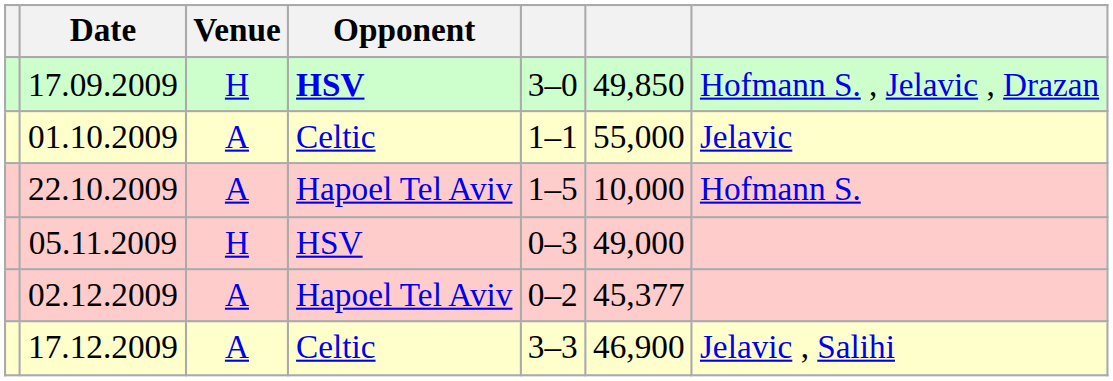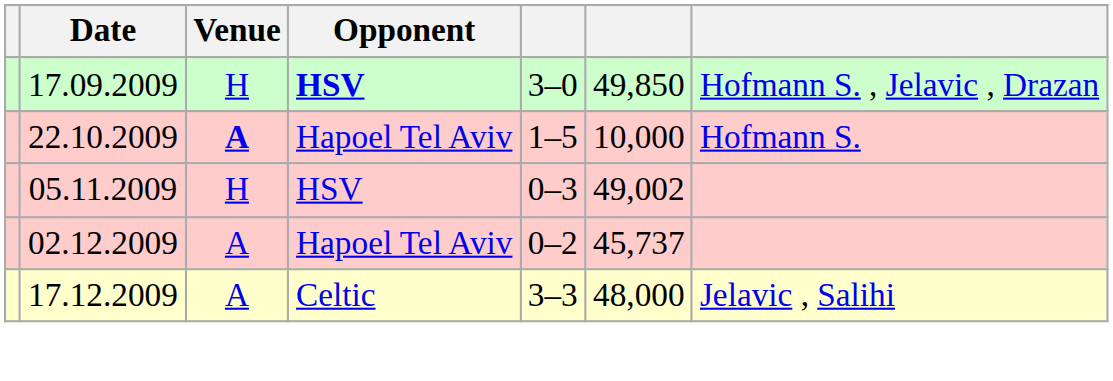- row: (103, 136)
(237, 189) normal -> (237, 136) bold
(639, 242) 49,000 -> (639, 189) 49,002
(639, 294) 45,377 -> (639, 242) 45,737
(639, 347) 46,900 -> (639, 294) 48,000
